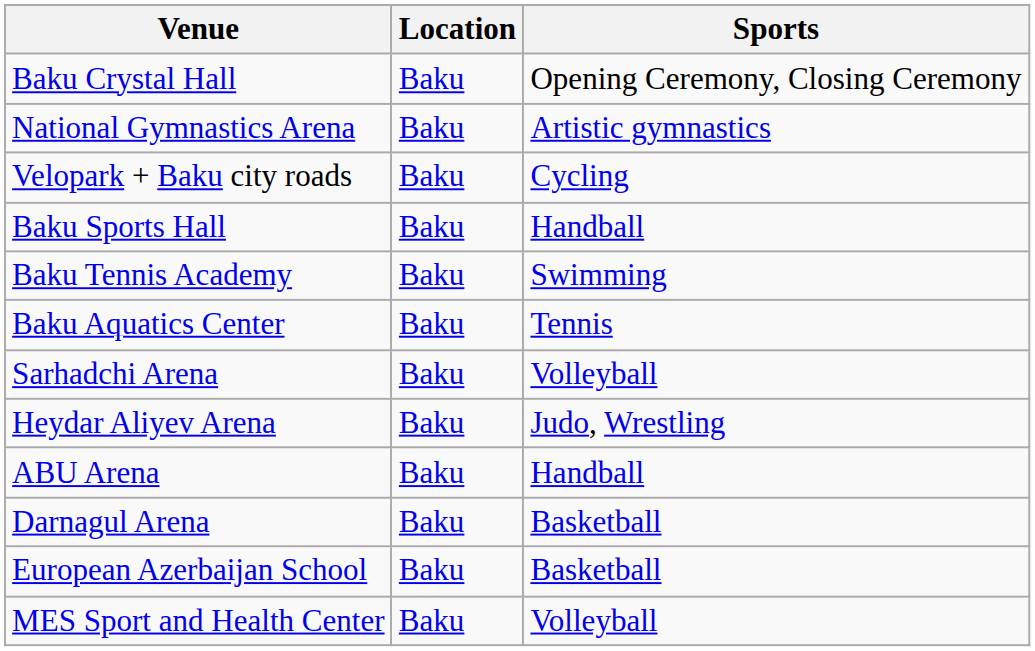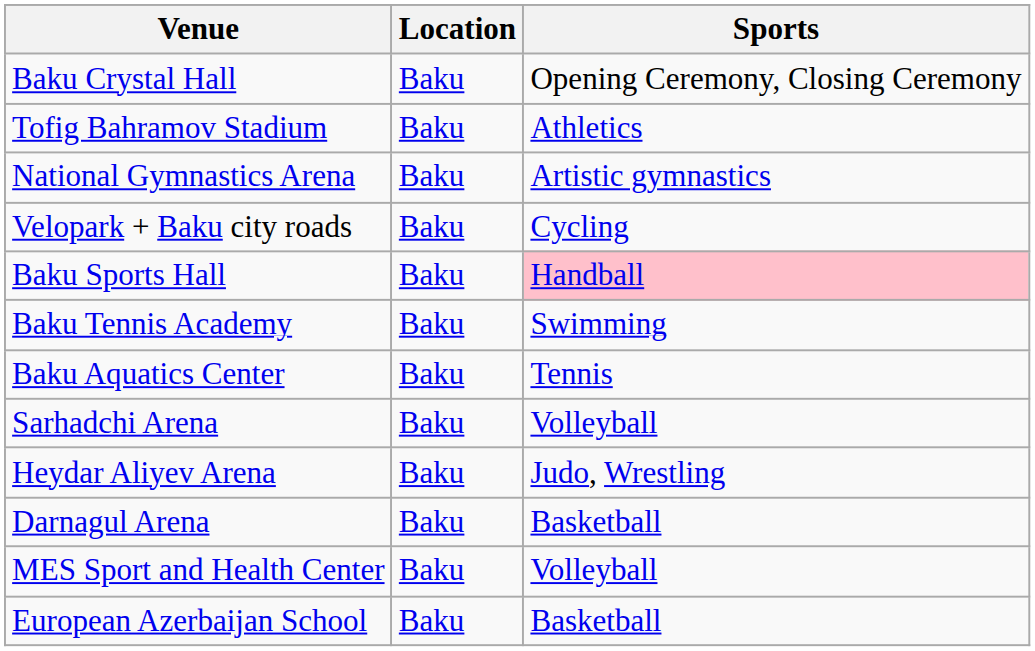+ row: (170, 127)
(587, 226) no background -> (587, 275) pink background
- row: (86, 472)
rows swapped: (198, 619) <-> (190, 570)
